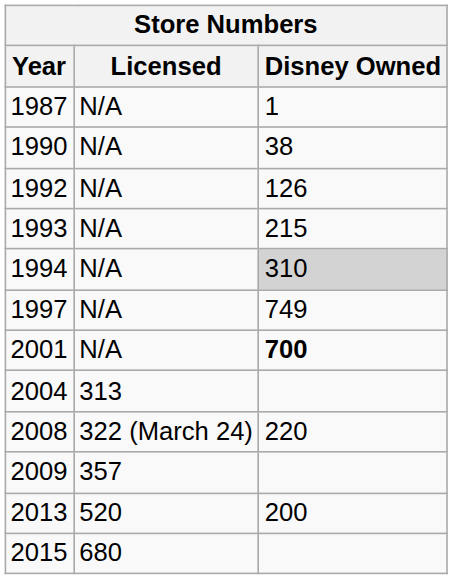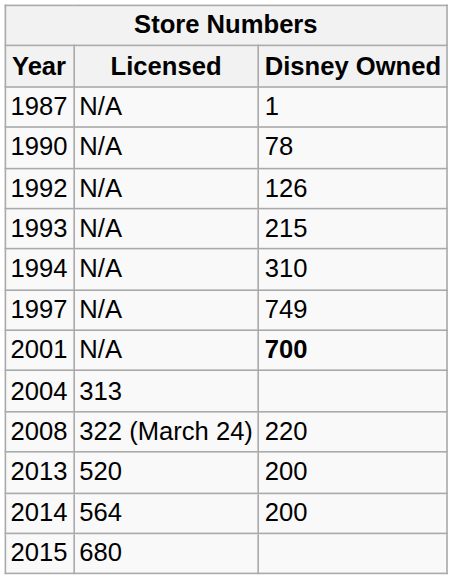(279, 147) 38 -> (279, 147) 78
(286, 268) lightgrey background -> (286, 268) no background
- row: (39, 471)
+ row: (39, 512)
